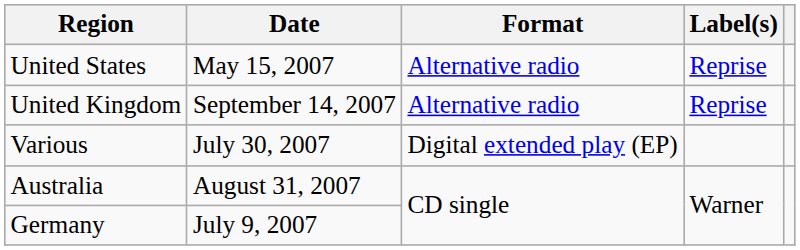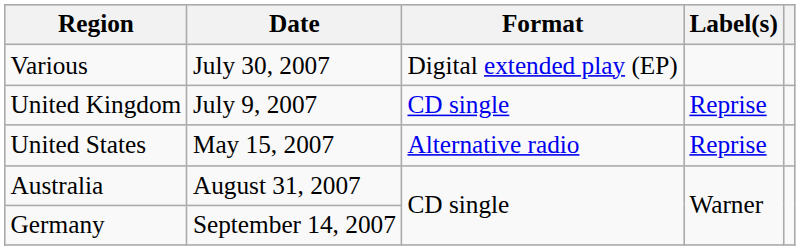rows swapped: (78, 64) <-> (49, 144)
(294, 104) September 14, 2007 -> (255, 104) July 9, 2007
(493, 104) Alternative radio -> (458, 104) CD single
(255, 225) July 9, 2007 -> (294, 225) September 14, 2007
